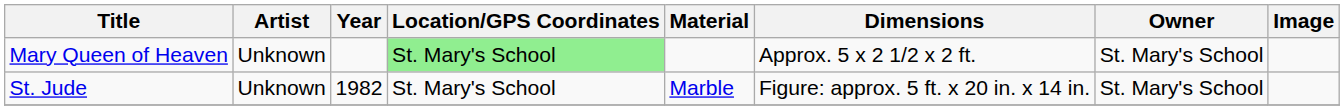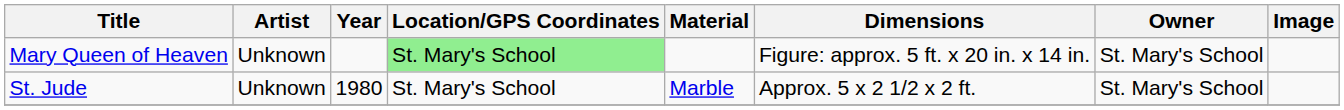(868, 54) Approx. 5 x 2 1/2 x 2 ft. -> (924, 54) Figure: approx. 5 ft. x 20 in. x 14 in.
(359, 88) 1982 -> (359, 88) 1980
(924, 88) Figure: approx. 5 ft. x 20 in. x 14 in. -> (868, 88) Approx. 5 x 2 1/2 x 2 ft.
